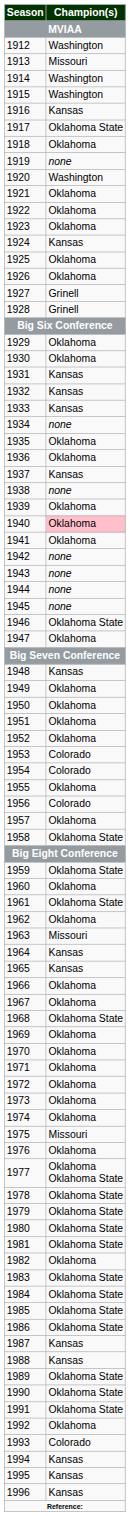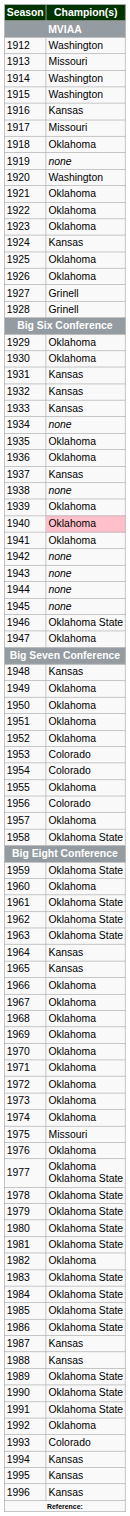(86, 128) Oklahoma State -> (68, 128) Missouri
(72, 919) Oklahoma -> (86, 919) Oklahoma State
(68, 936) Missouri -> (86, 936) Oklahoma State
(86, 1018) Oklahoma State -> (72, 1018) Oklahoma
